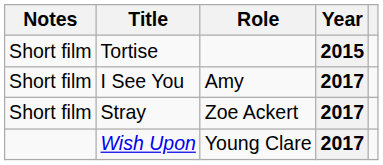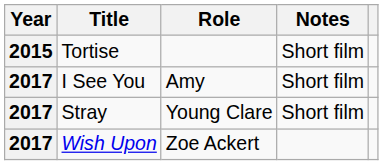columns swapped: (342, 19) <-> (50, 19)
(251, 112) Zoe Ackert -> (219, 112) Young Clare
(258, 143) Young Clare -> (212, 143) Zoe Ackert
